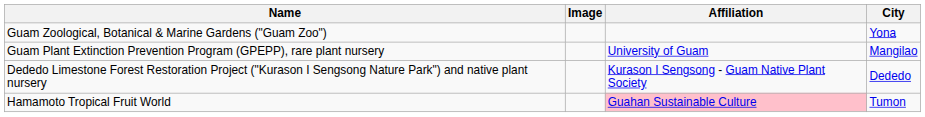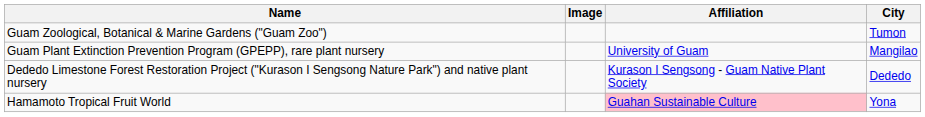(883, 32) Yona -> (888, 32) Tumon
(888, 102) Tumon -> (883, 102) Yona
